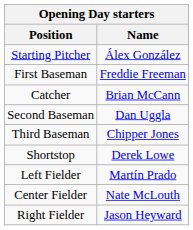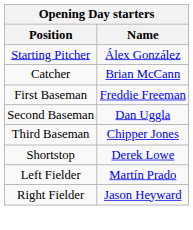rows swapped: (51, 94) <-> (51, 74)
- row: (51, 194)
